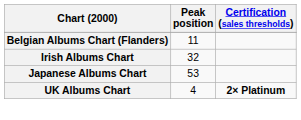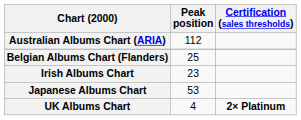+ row: (87, 40)
(193, 40) 11 -> (193, 57) 25
(193, 57) 32 -> (193, 73) 23
